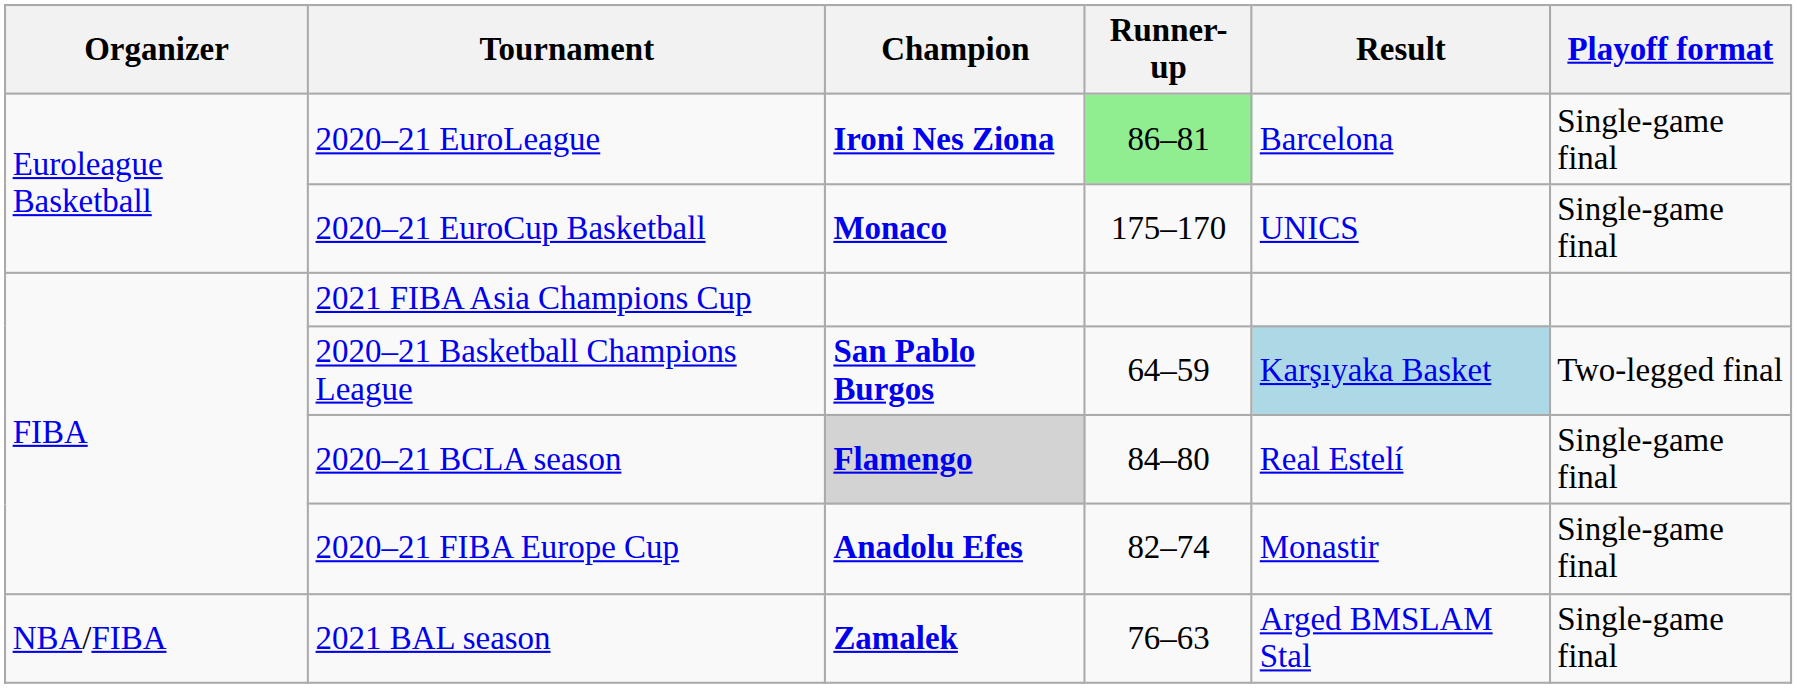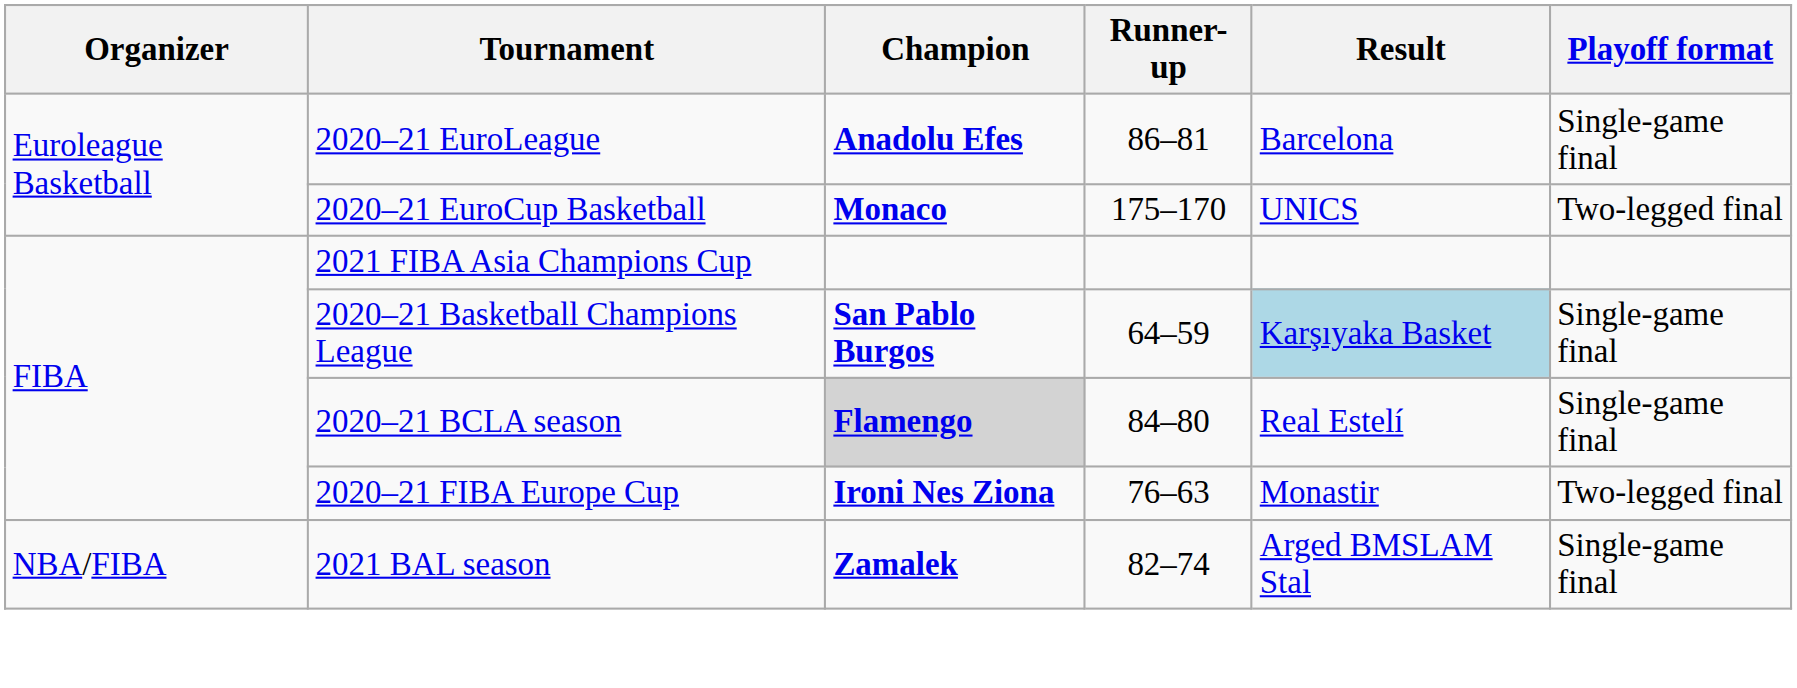(944, 138) Ironi Nes Ziona -> (928, 138) Anadolu Efes
(1169, 138) lightgreen background -> (1169, 138) no background
(1641, 227) Single-game final -> (1670, 209) Two-legged final
(1670, 369) Two-legged final -> (1641, 332) Single-game final
(928, 548) Anadolu Efes -> (944, 492) Ironi Nes Ziona
(1169, 548) 82–74 -> (1169, 492) 76–63
(1641, 548) Single-game final -> (1670, 492) Two-legged final
(1169, 637) 76–63 -> (1169, 563) 82–74
